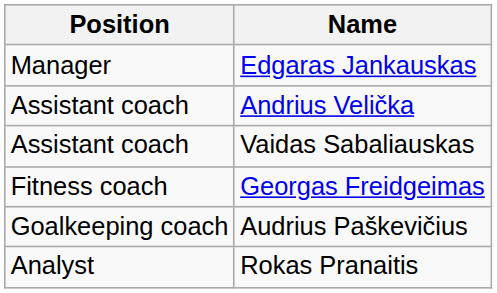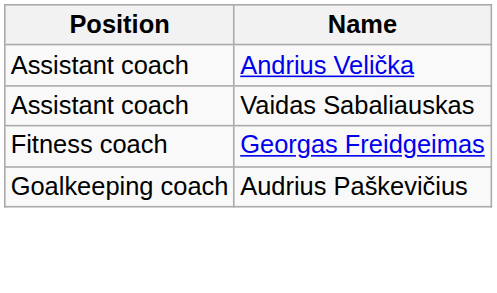- row: (358, 65)
- row: (329, 266)
